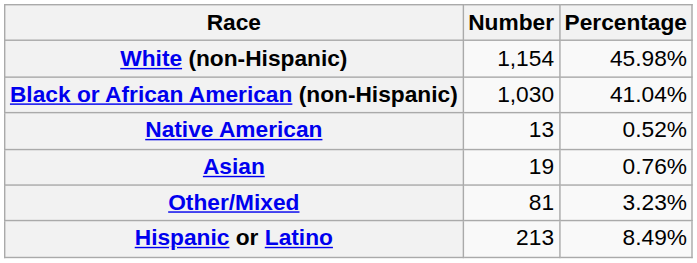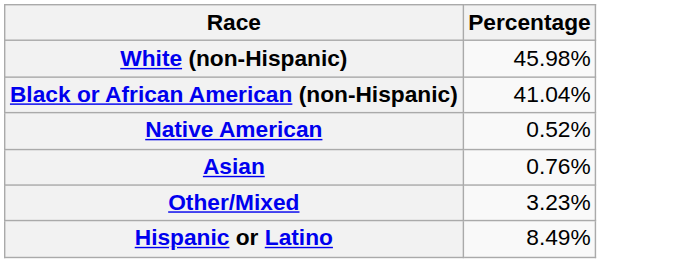- column: (511, 22)
